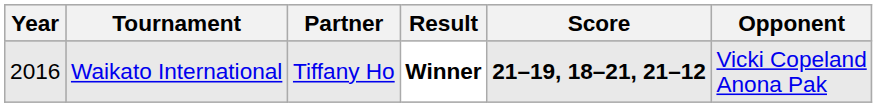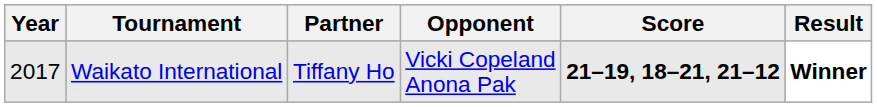columns swapped: (792, 23) <-> (443, 23)
(35, 71) 2016 -> (35, 71) 2017
